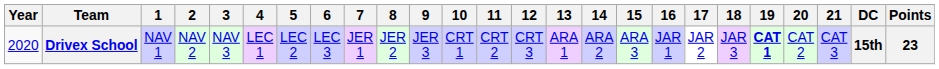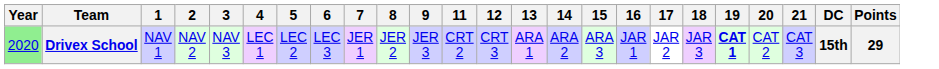- column: (459, 15)
(23, 45) no background -> (23, 45) lightgreen background
(910, 45) 23 -> (875, 45) 29
